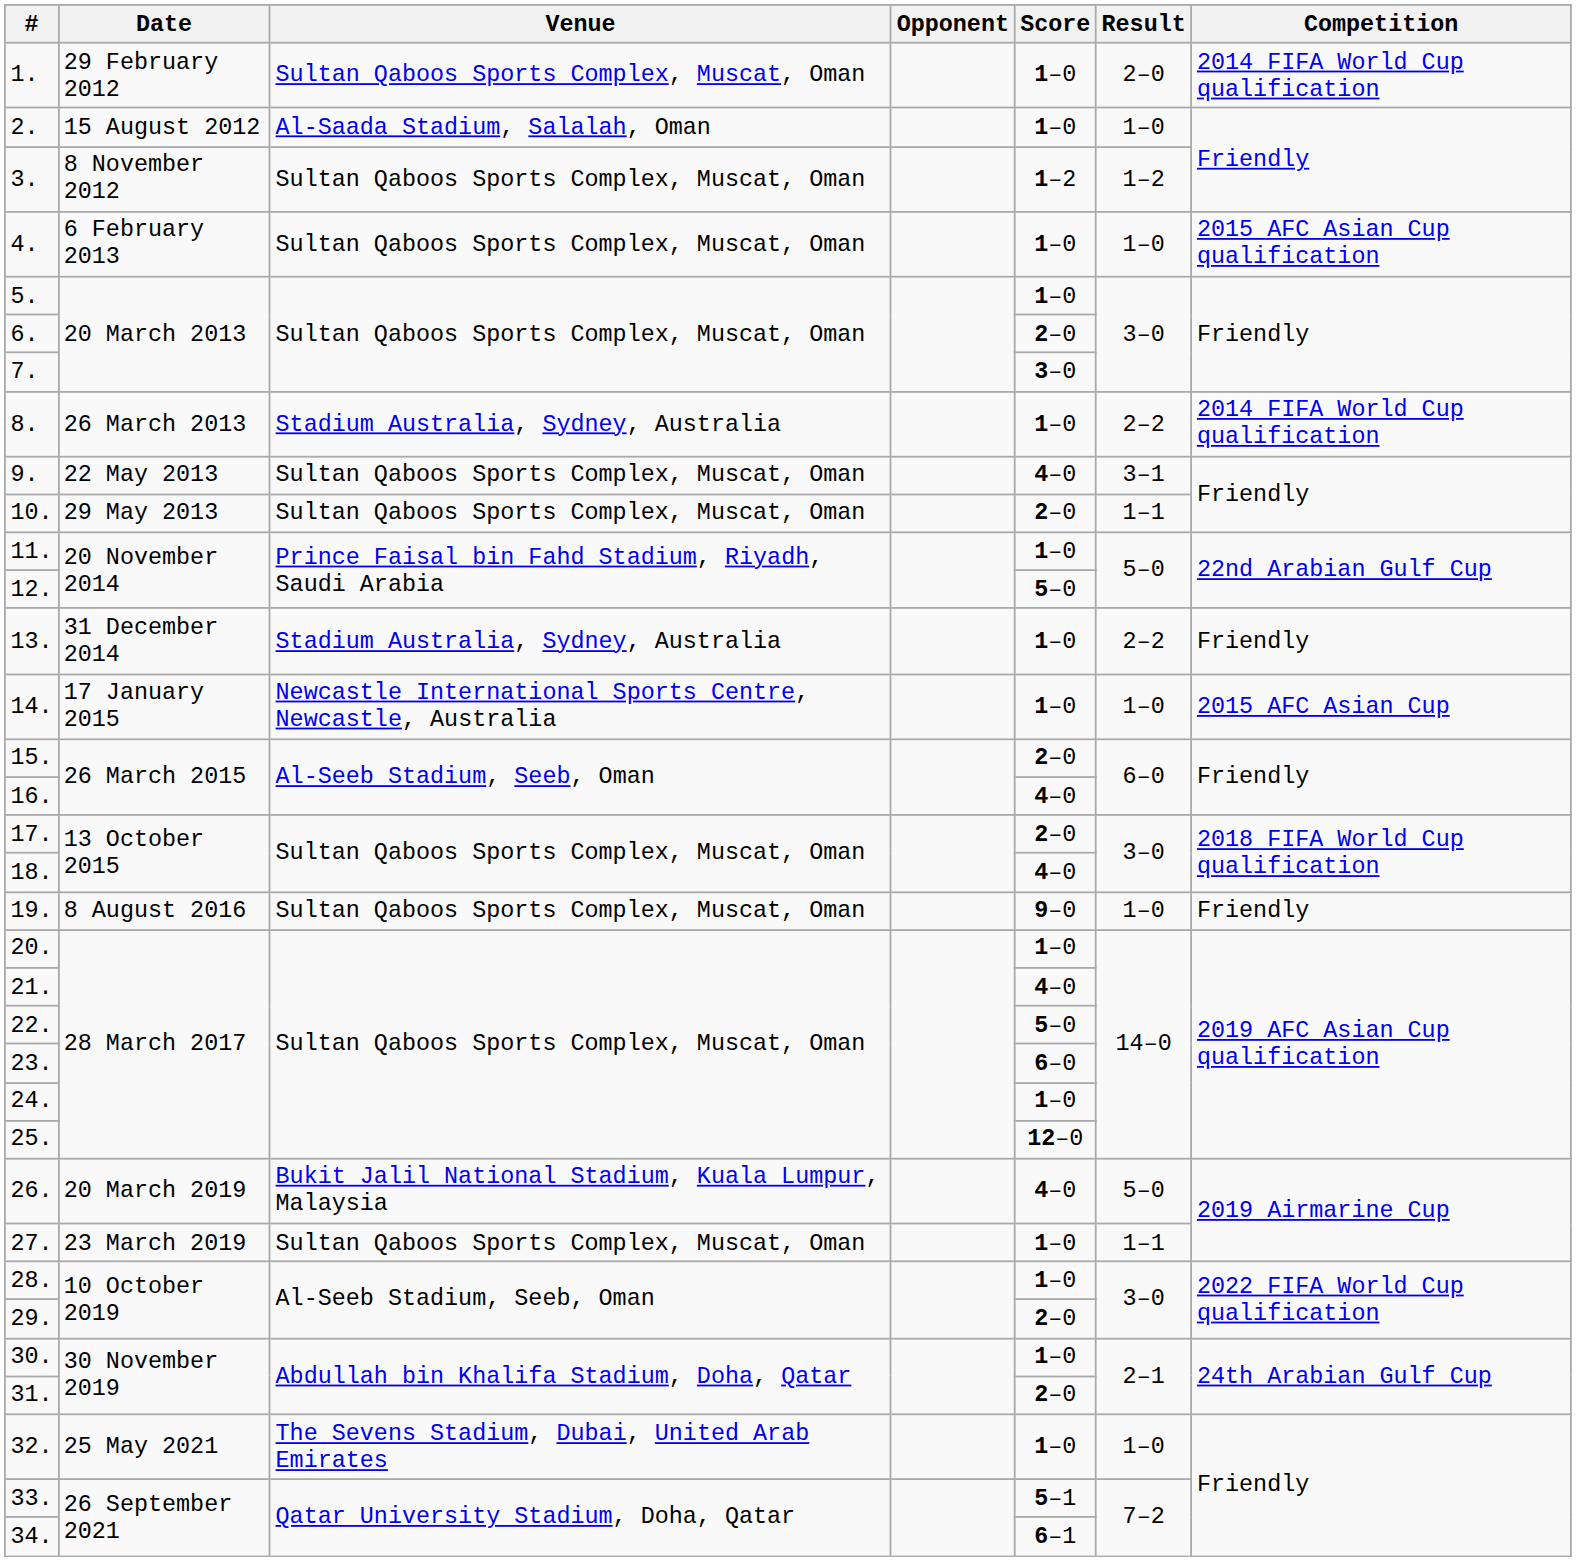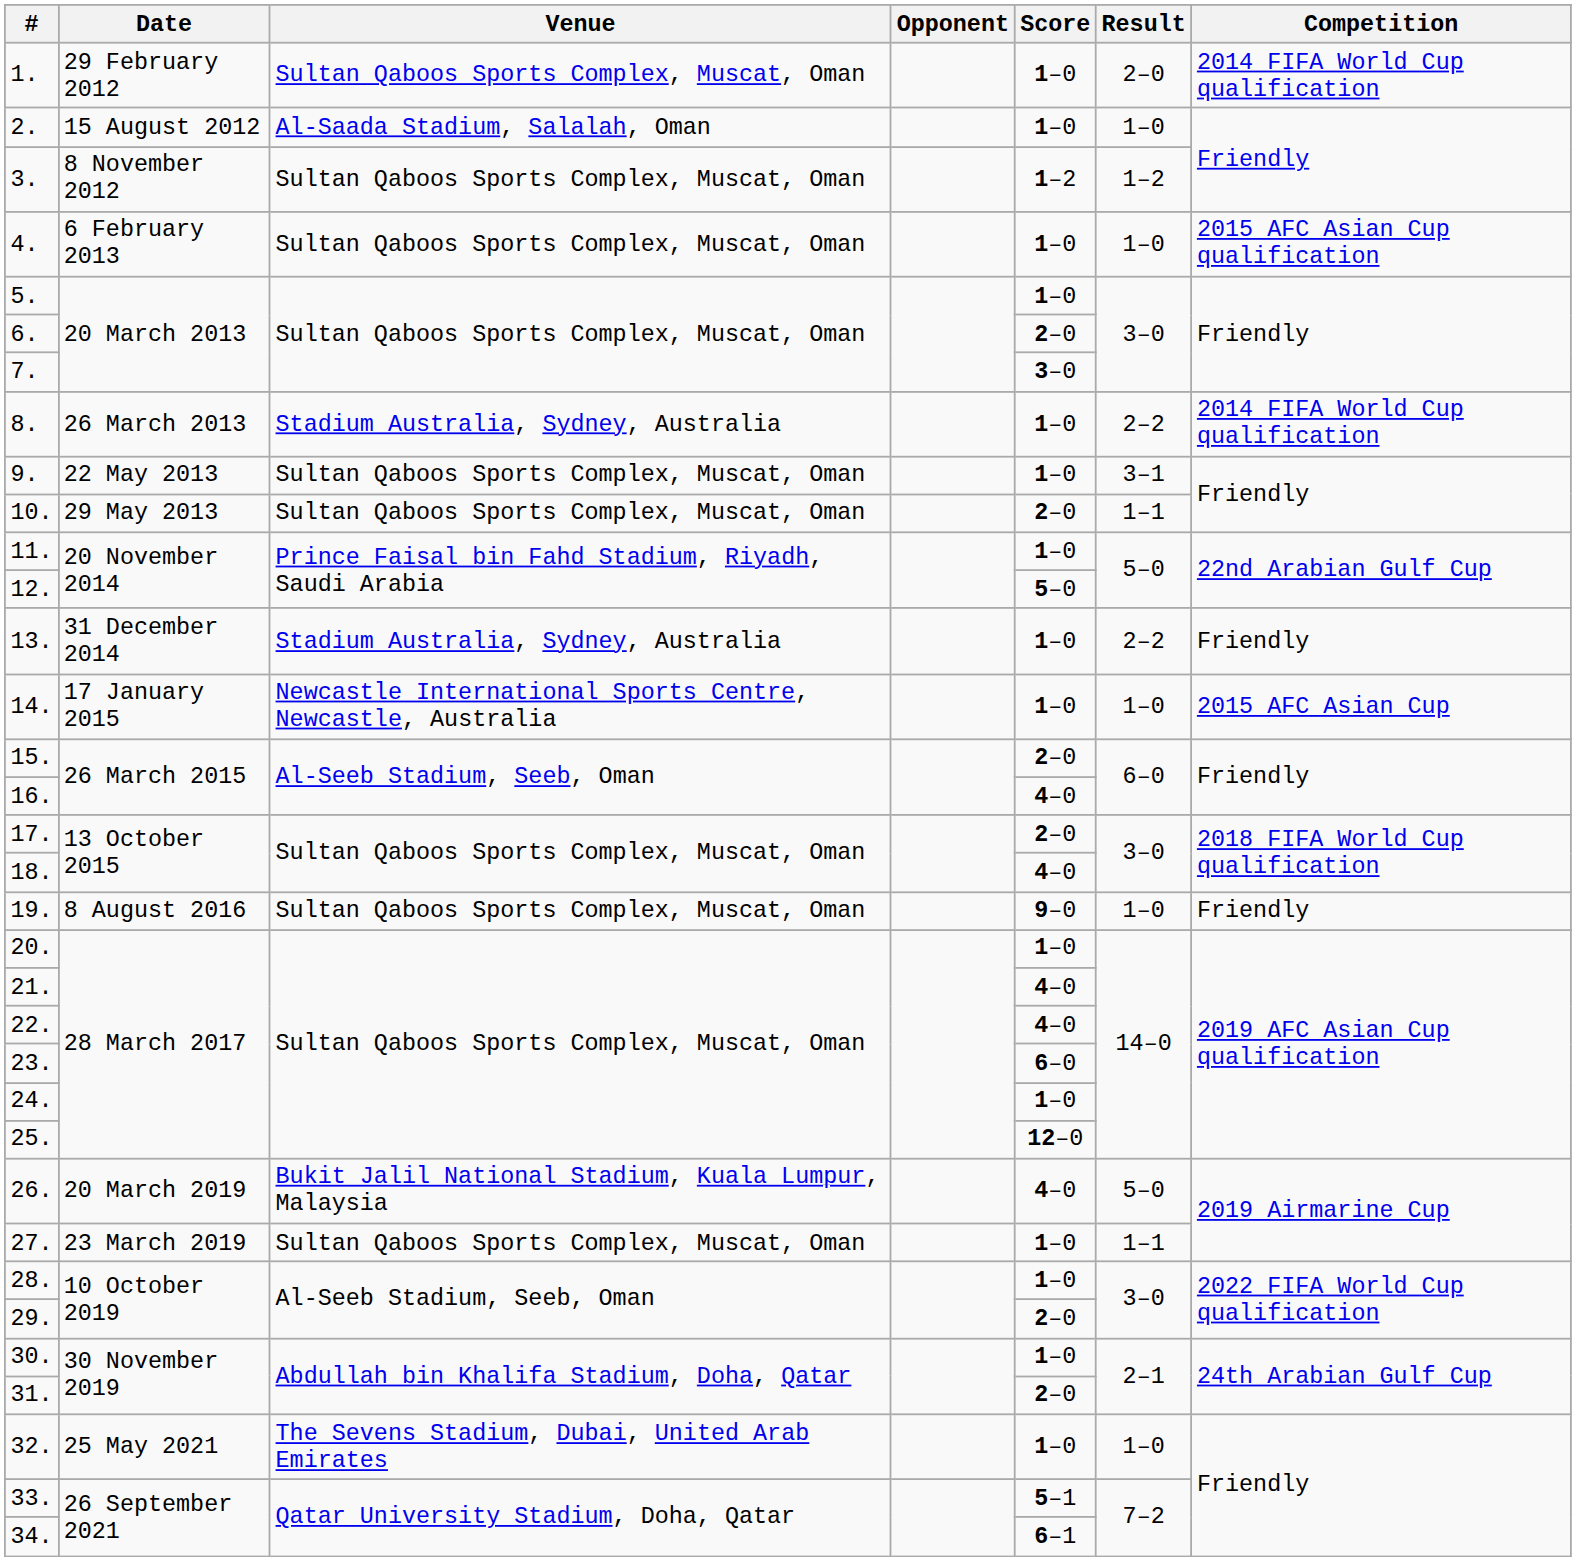(1055, 475) 4–0 -> (1055, 475) 1–0
(1055, 1025) 5–0 -> (1055, 1025) 4–0
